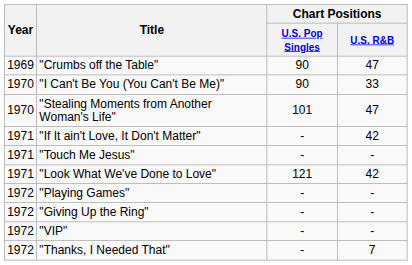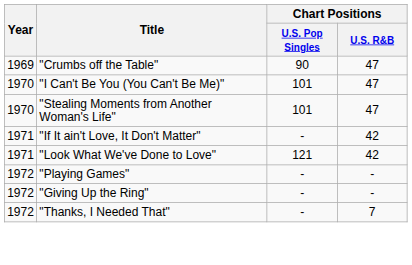(302, 84) 90 -> (302, 84) 101
(372, 84) 33 -> (372, 84) 47
- row: (87, 155)
- row: (53, 231)
